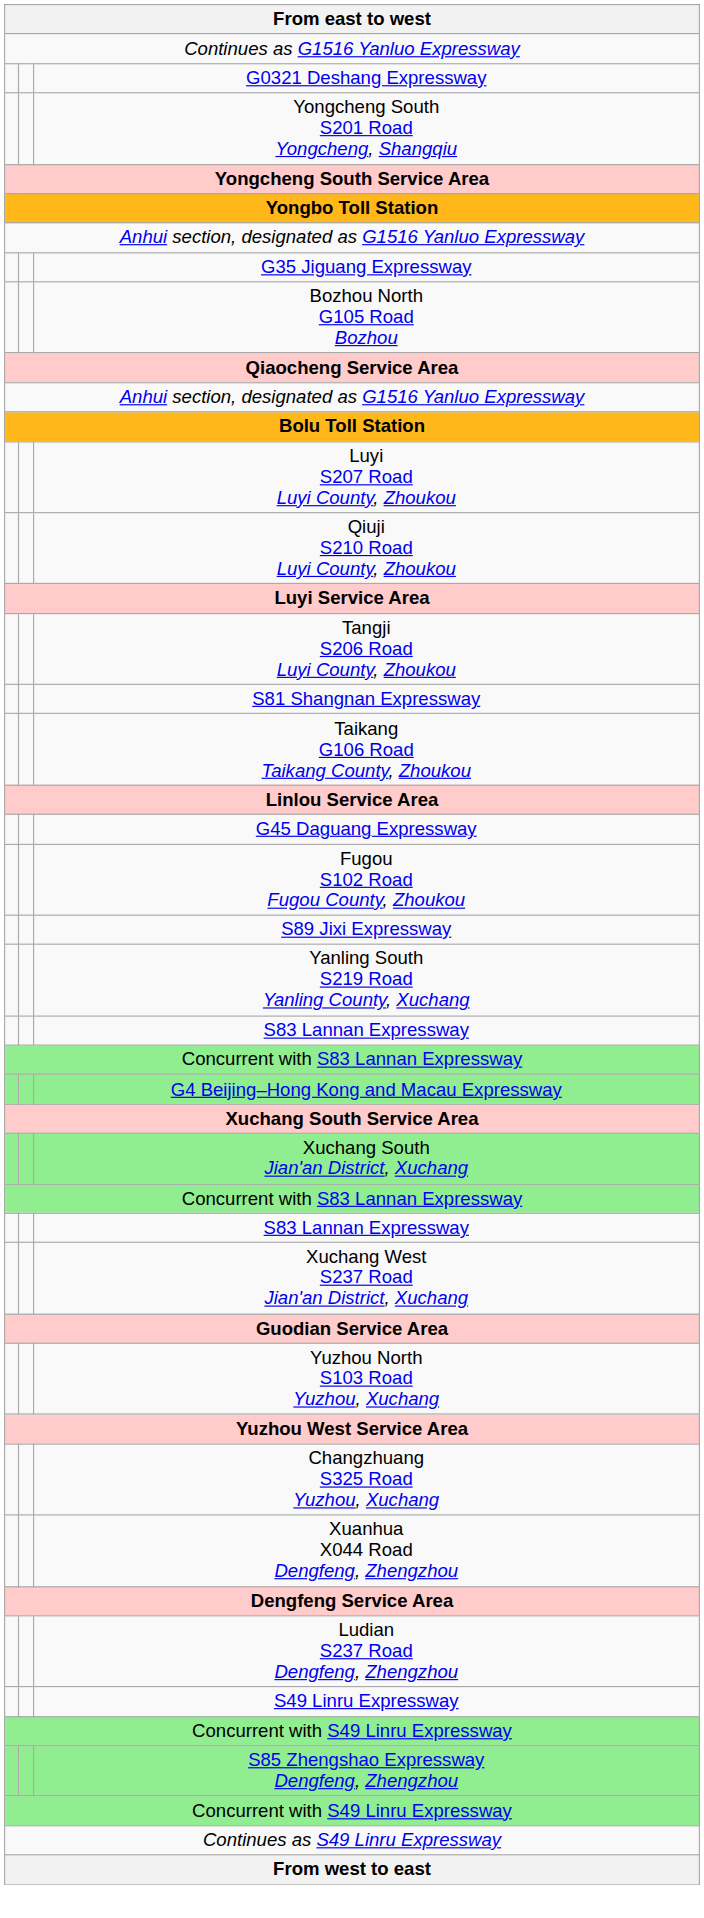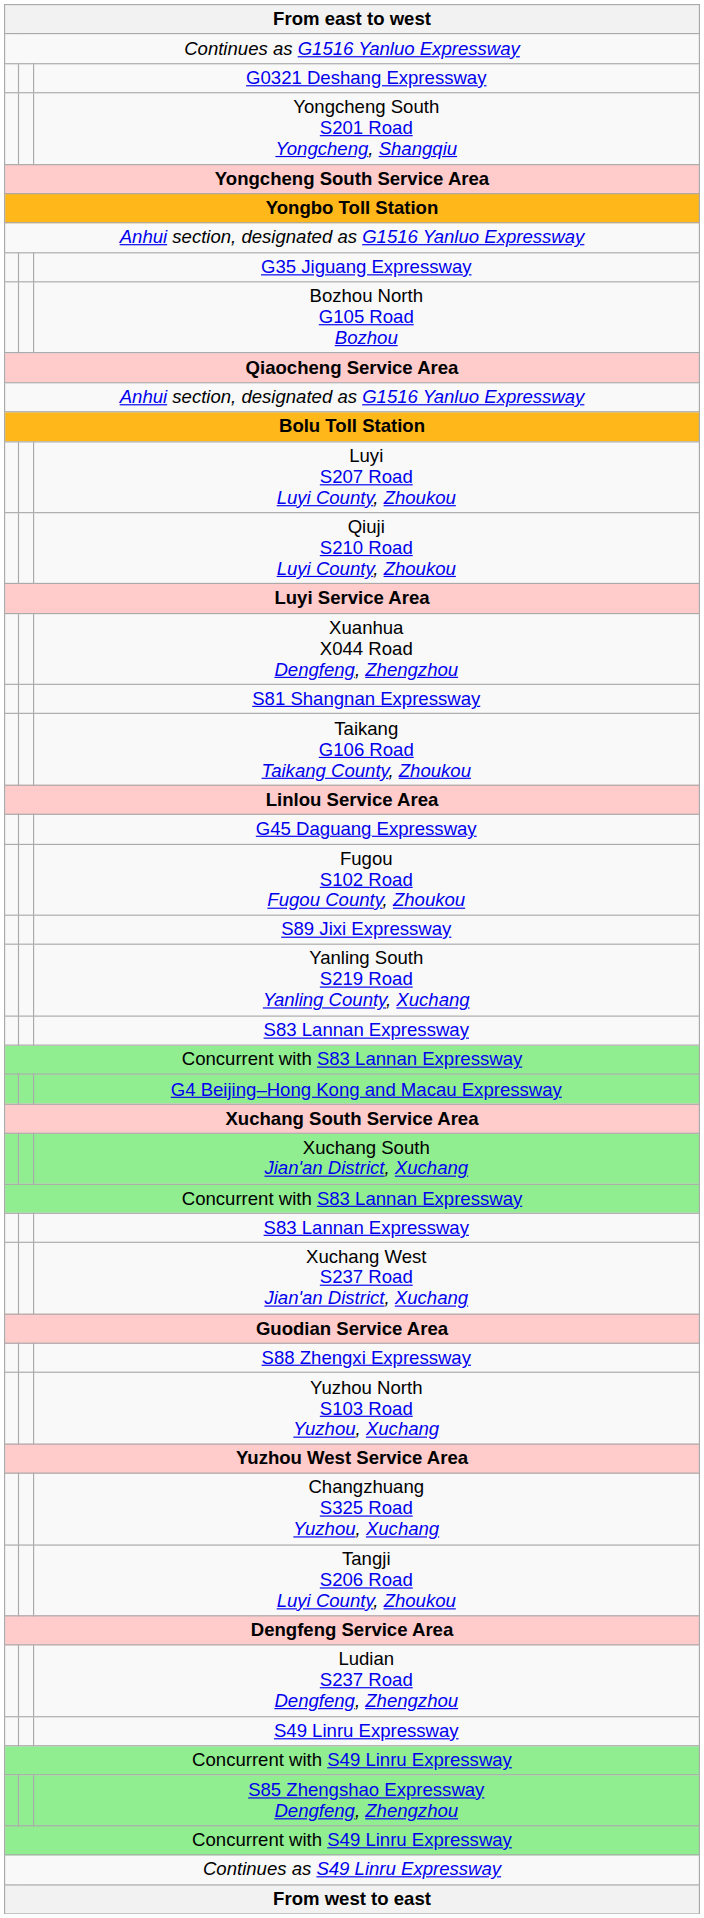rows swapped: (12, 649) <-> (12, 1551)
+ row: (12, 1358)
